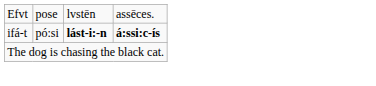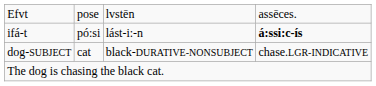(87, 33) bold -> (124, 33) normal
+ row: (39, 52)
